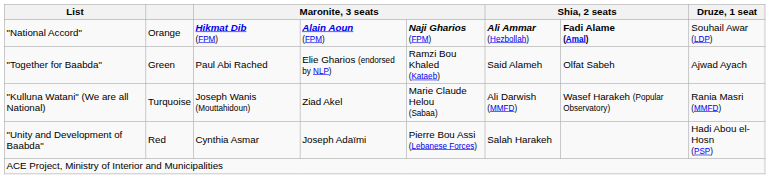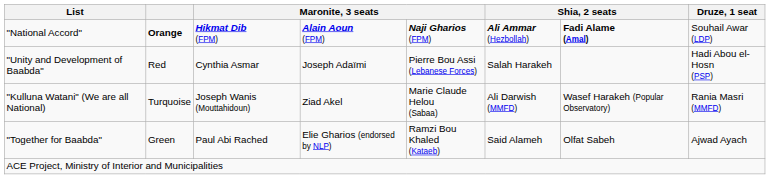(164, 33) normal -> (165, 33) bold
rows swapped: (64, 140) <-> (54, 65)
